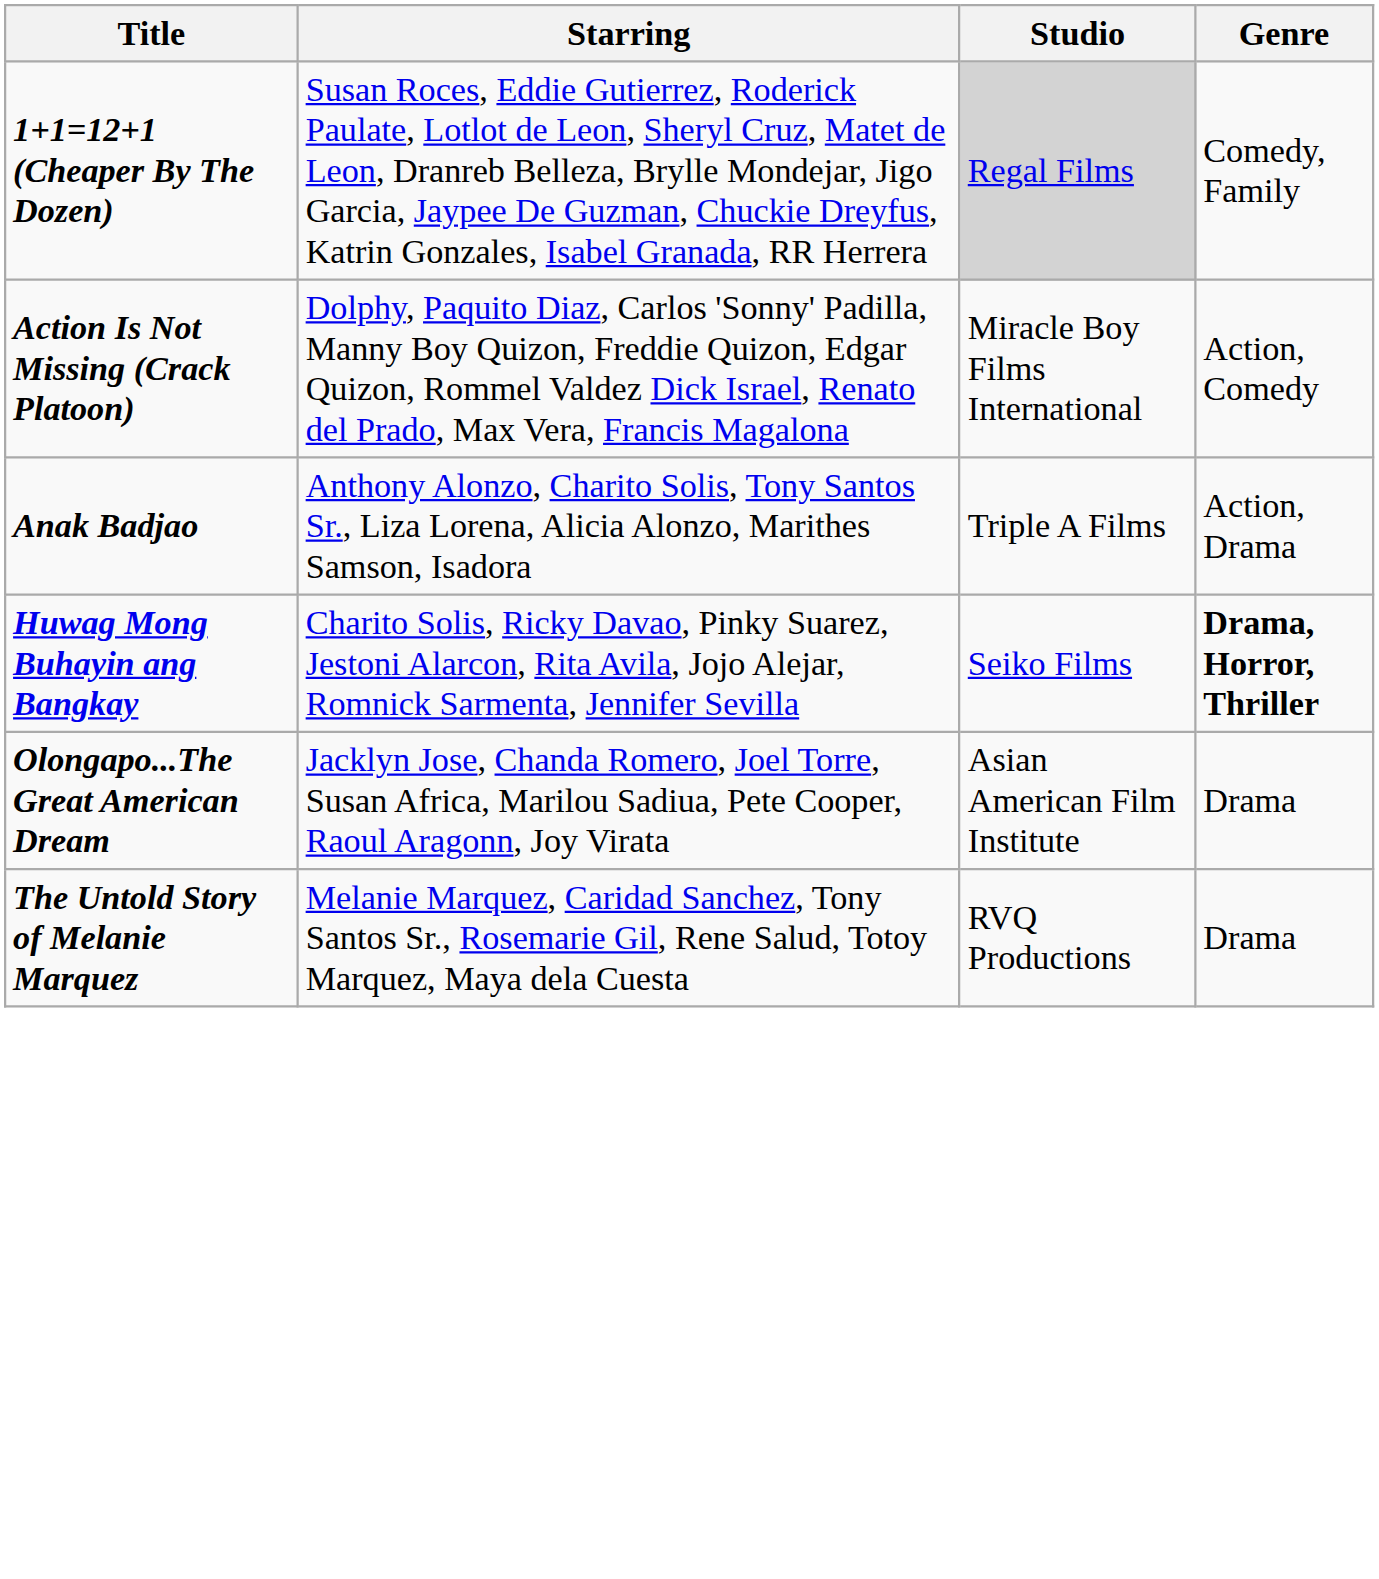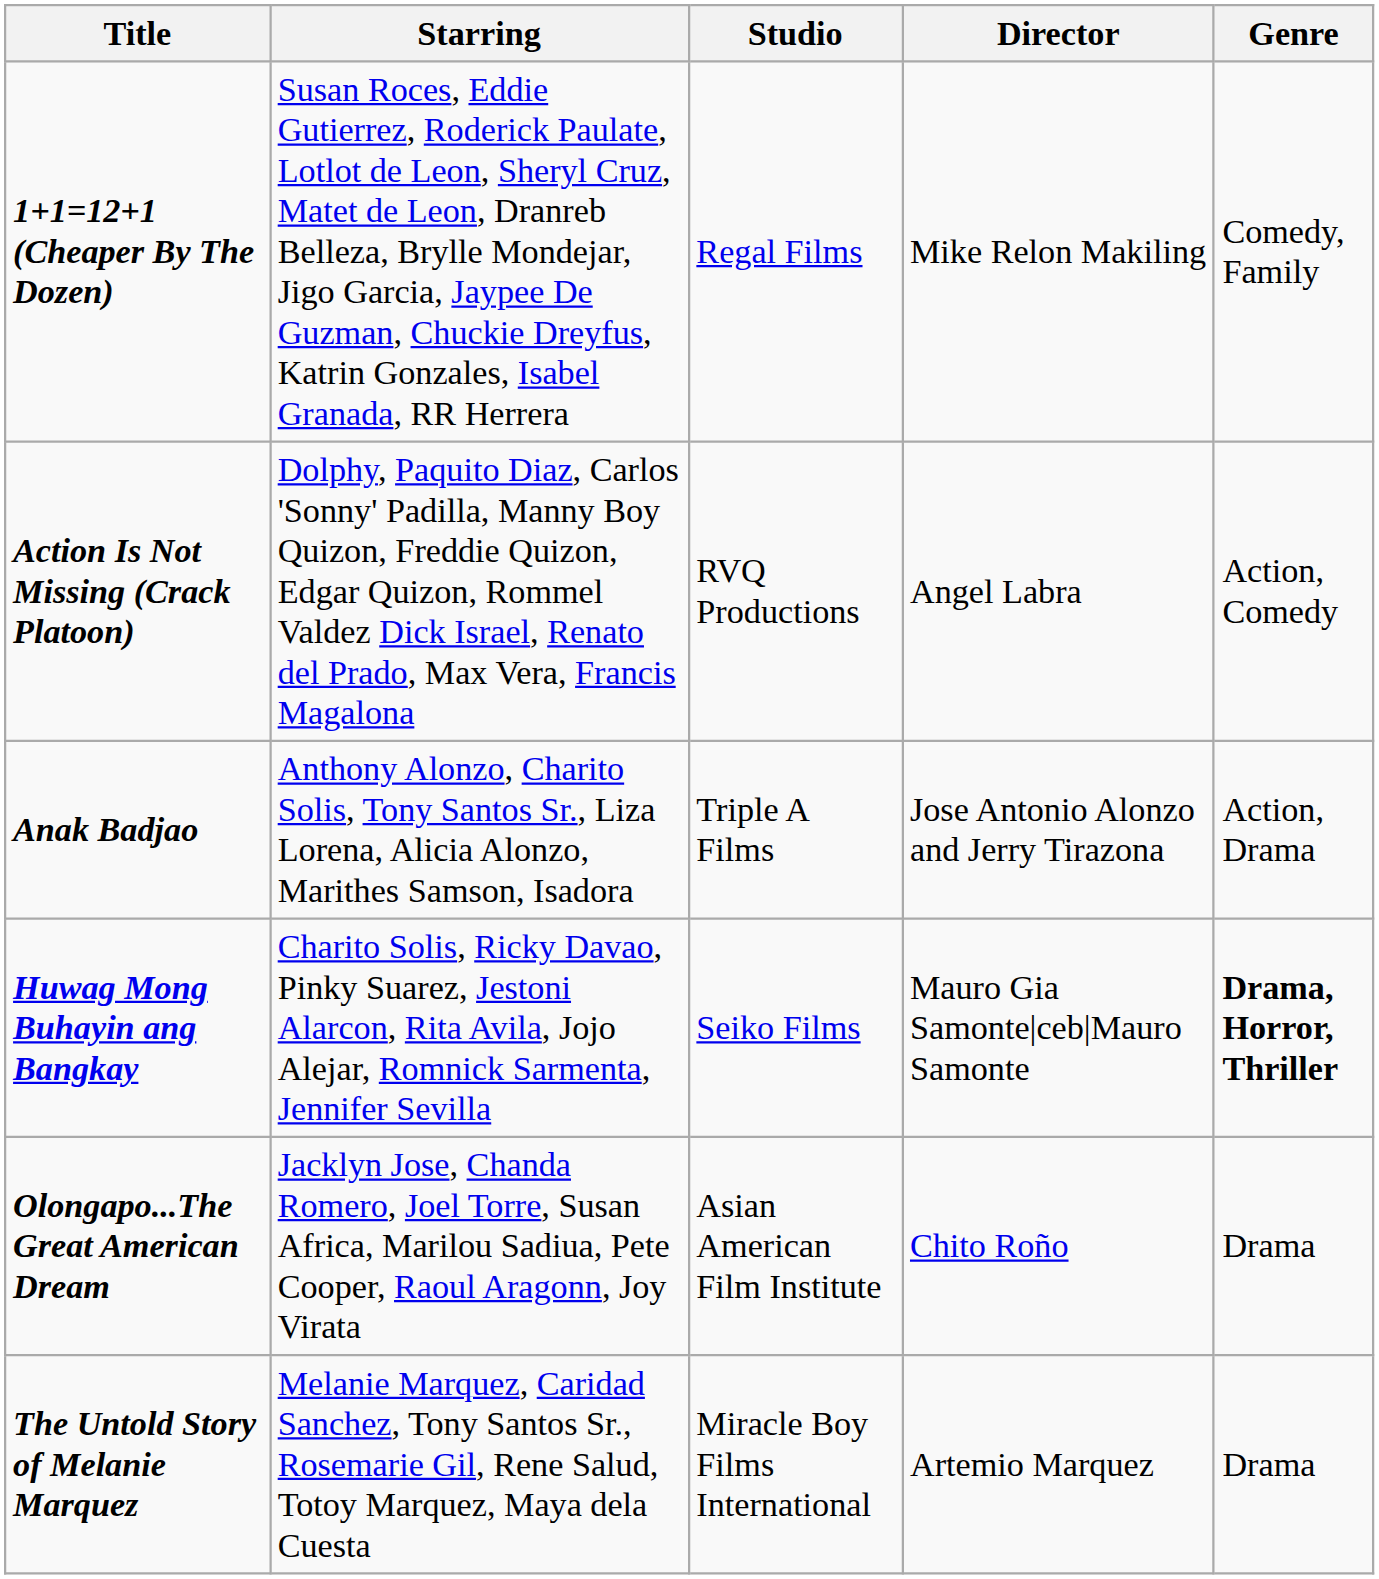+ column: (1058, 32)
(1051, 170) lightgrey background -> (779, 251) no background
(1055, 368) Miracle Boy Films International -> (778, 591) RVQ Productions
(1049, 938) RVQ Productions -> (784, 1464) Miracle Boy Films International
